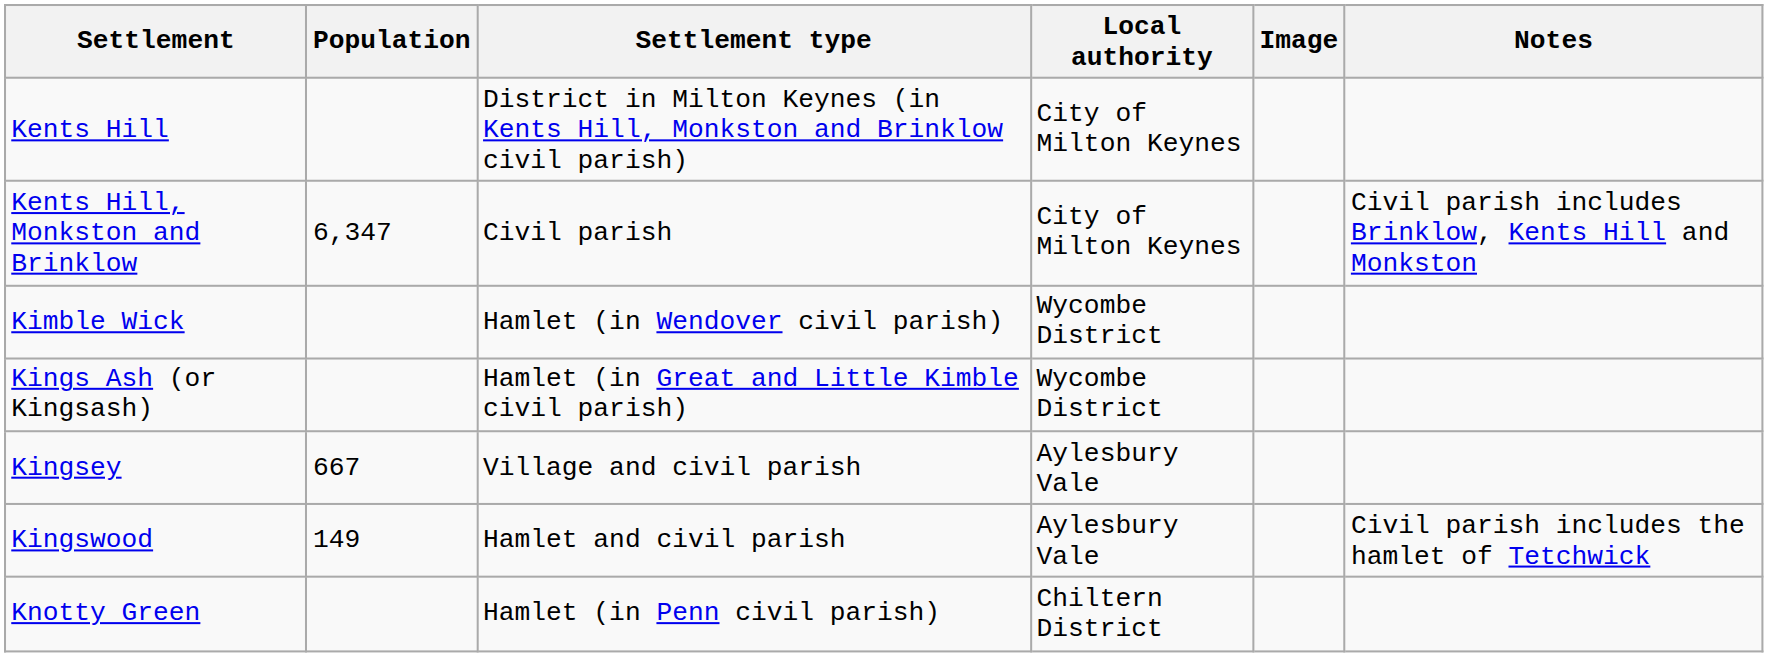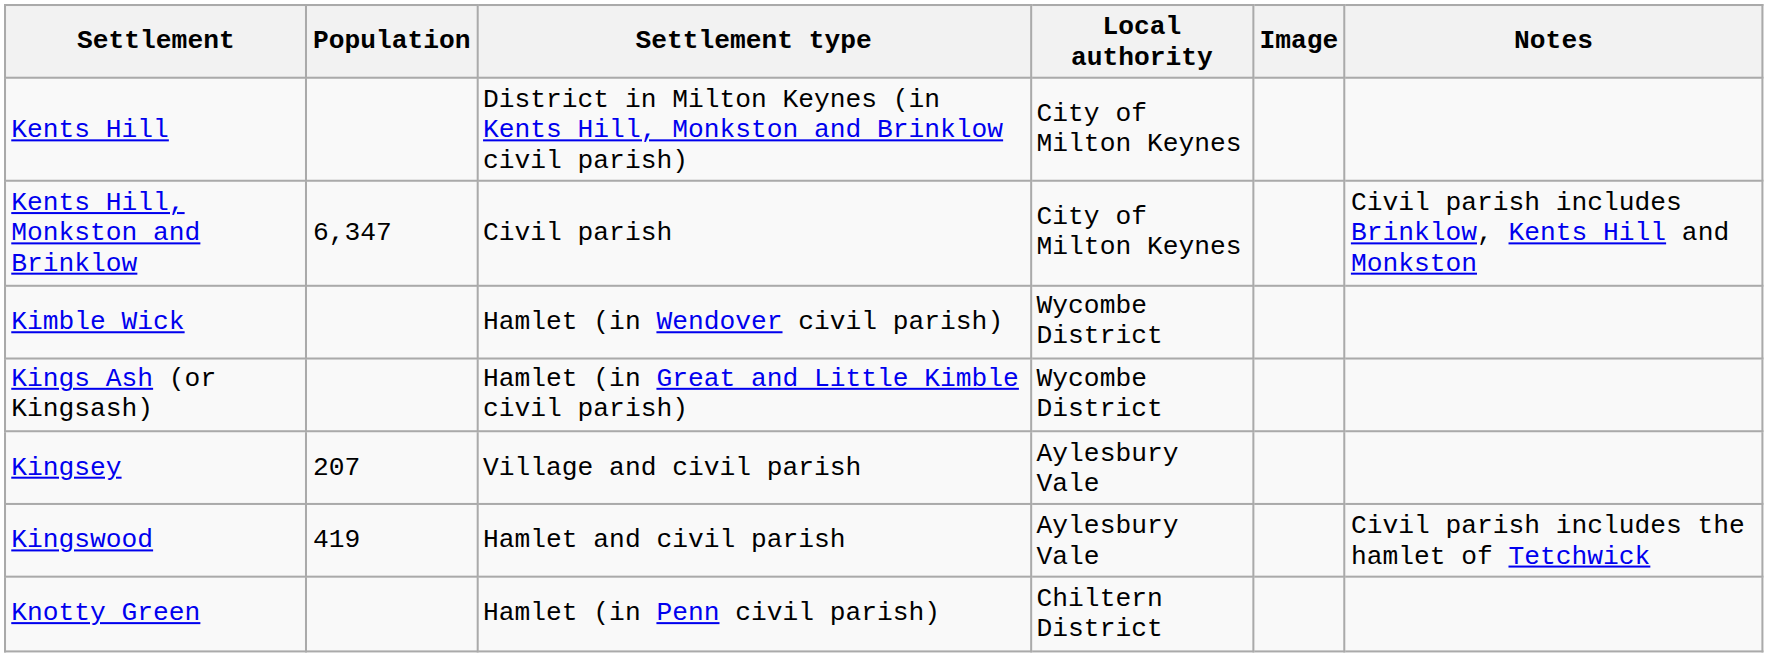(337, 468) 667 -> (337, 468) 207
(337, 541) 149 -> (337, 541) 419
